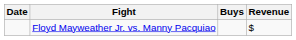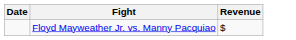- column: (232, 12)
